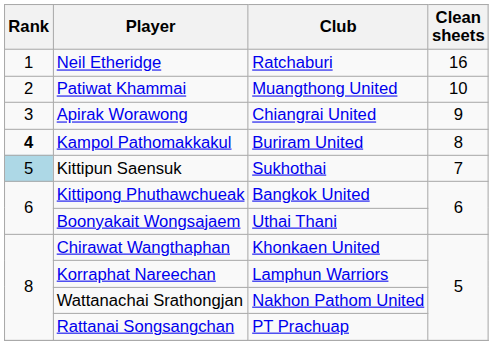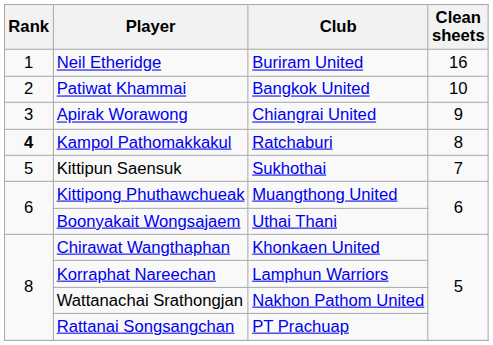(292, 62) Ratchaburi -> (308, 62) Buriram United
(325, 89) Muangthong United -> (311, 89) Bangkok United
(308, 141) Buriram United -> (292, 141) Ratchaburi
(29, 168) lightblue background -> (29, 168) no background
(311, 194) Bangkok United -> (325, 194) Muangthong United
